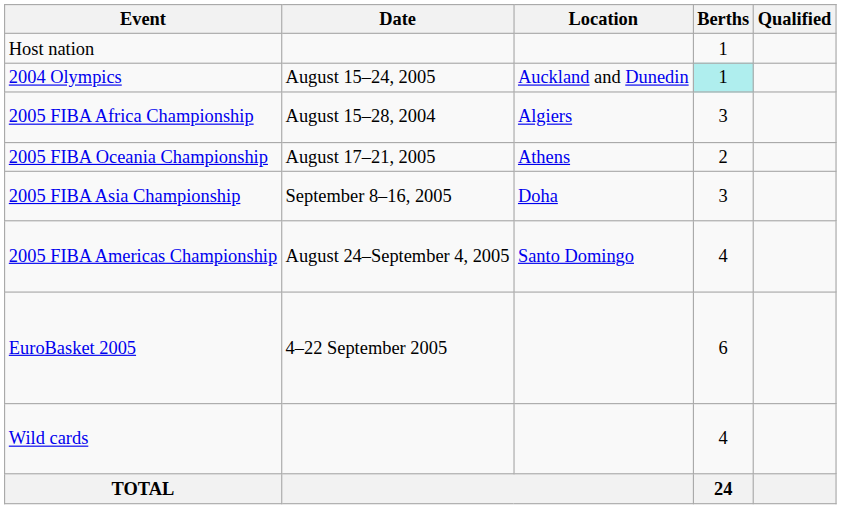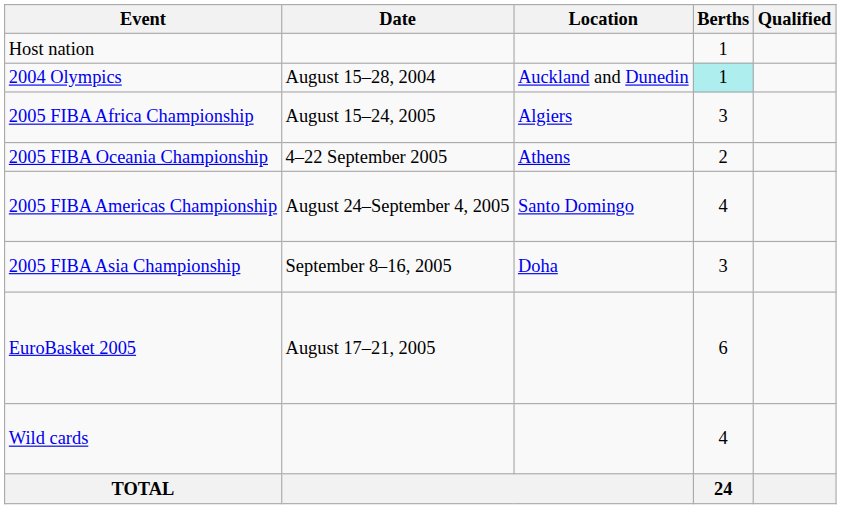(361, 77) August 15–24, 2005 -> (361, 77) August 15–28, 2004
(361, 116) August 15–28, 2004 -> (361, 116) August 15–24, 2005
(361, 156) August 17–21, 2005 -> (366, 156) 4–22 September 2005
rows swapped: (143, 256) <-> (125, 196)
(366, 347) 4–22 September 2005 -> (361, 347) August 17–21, 2005
